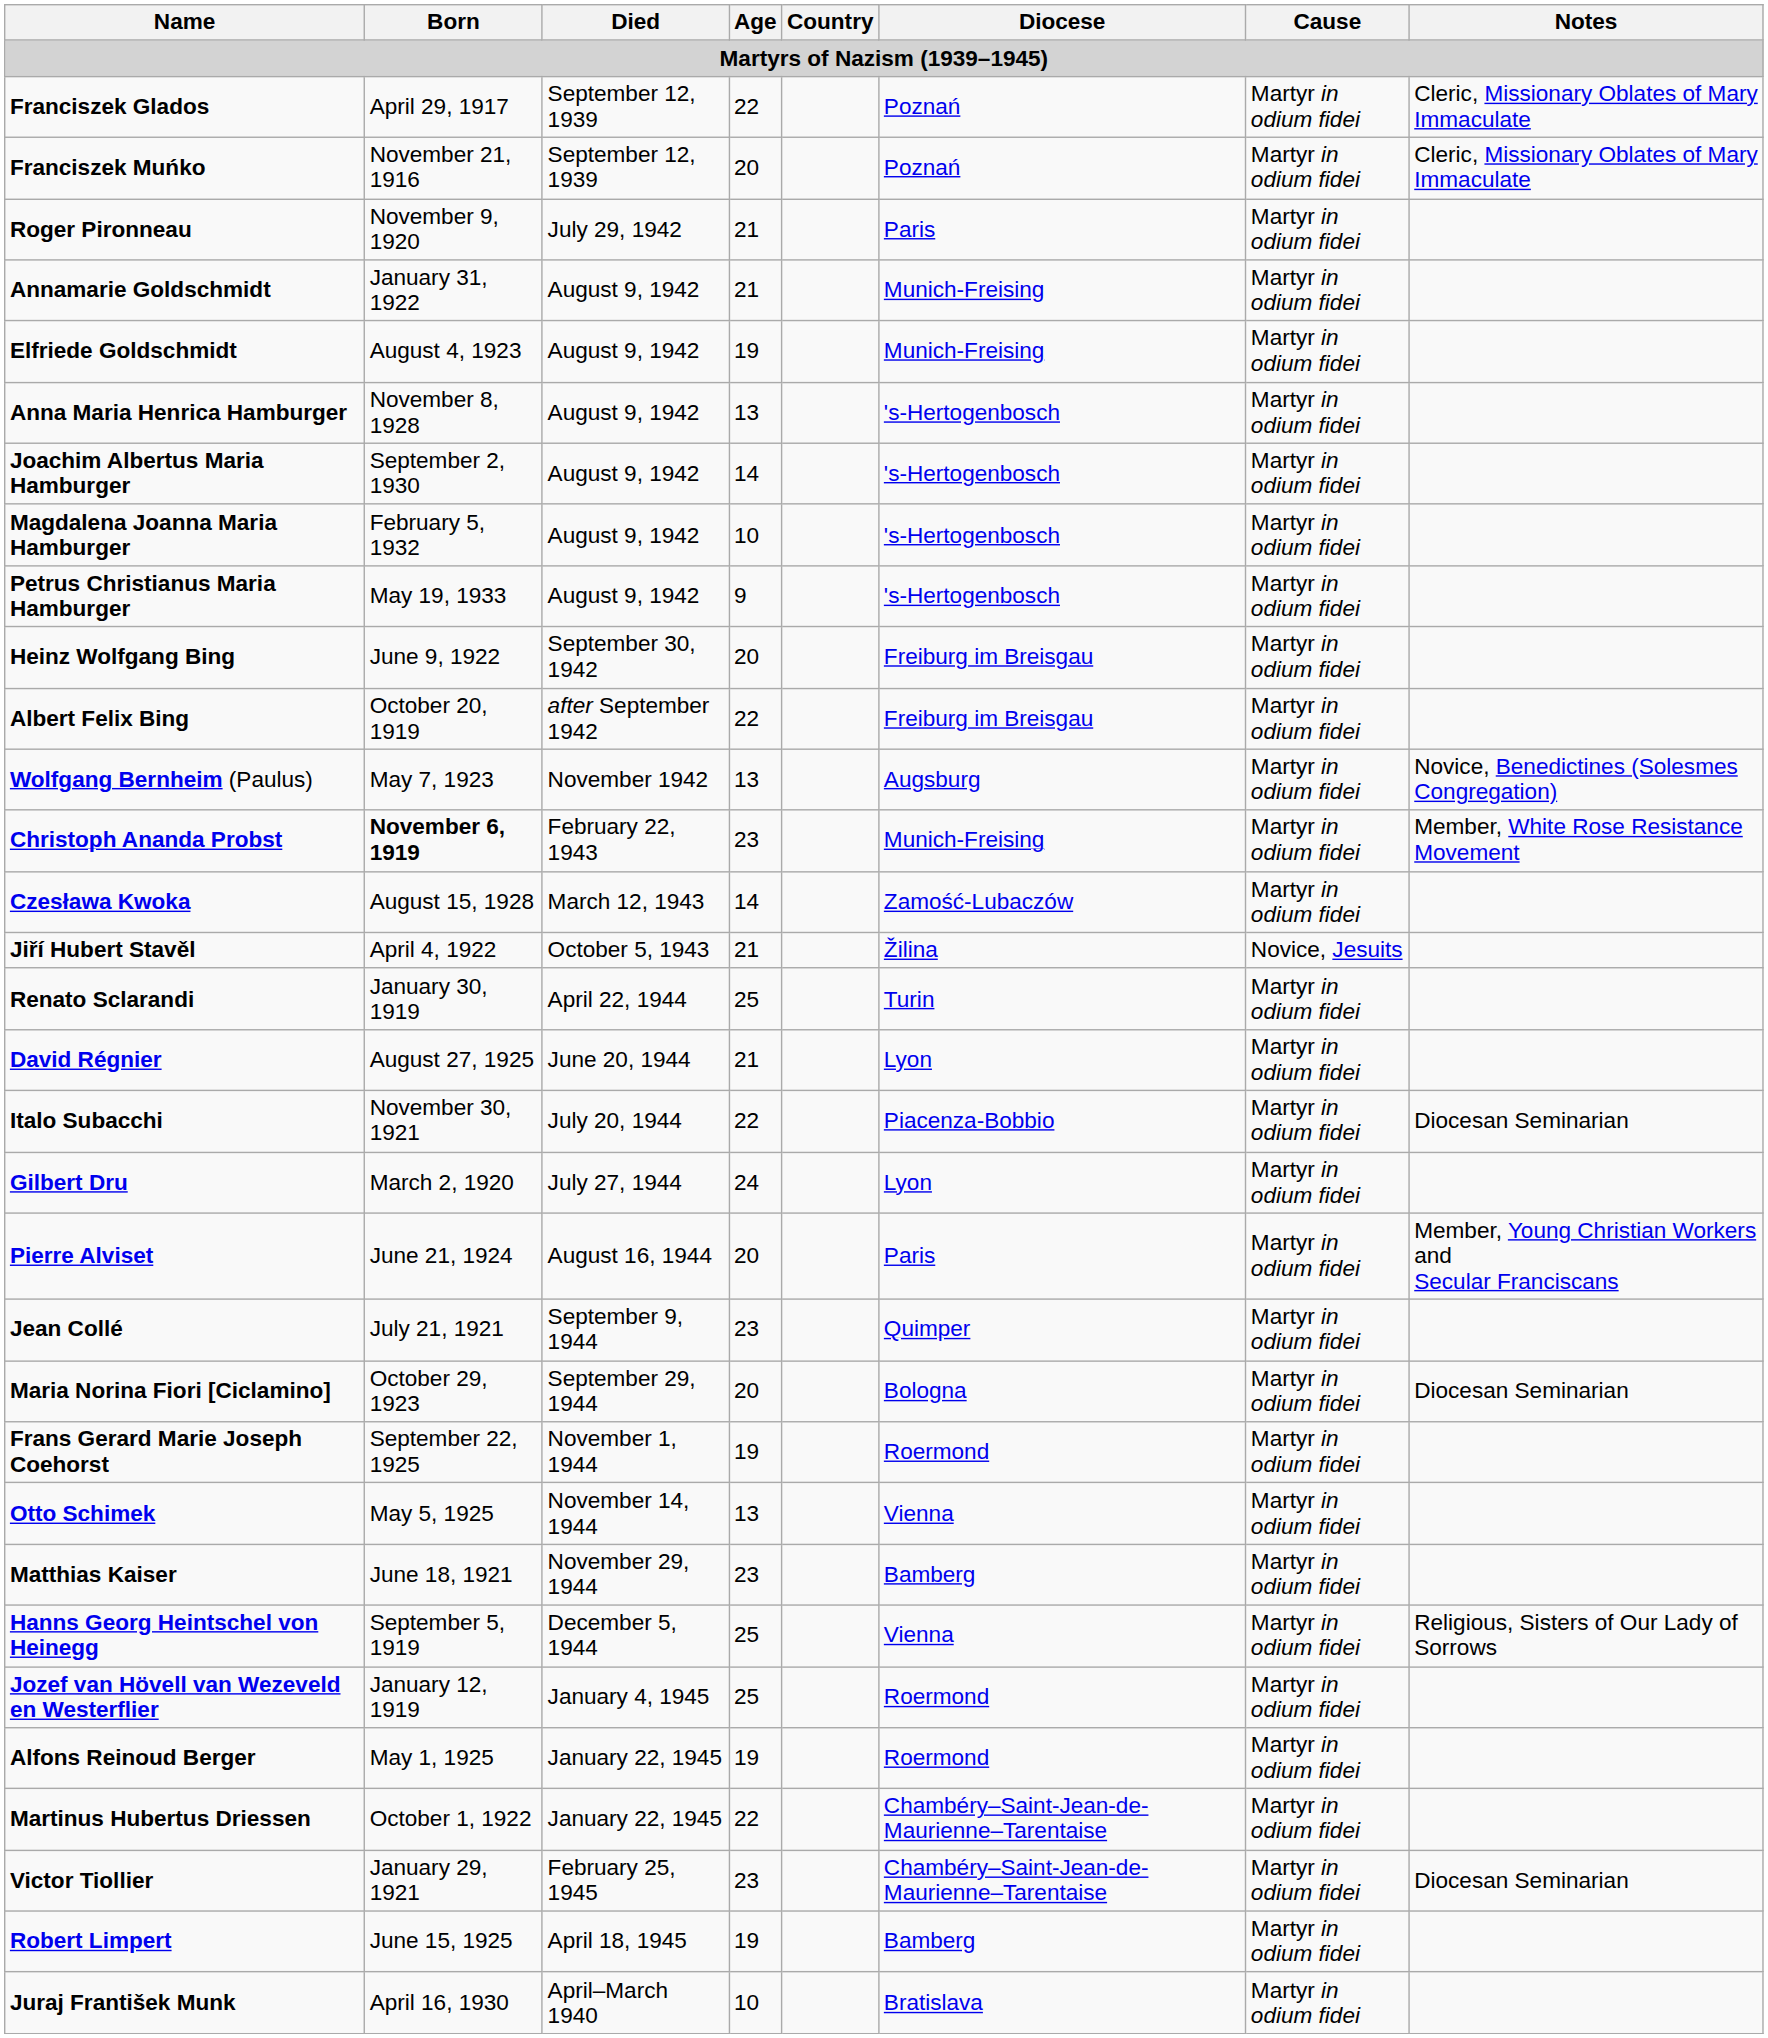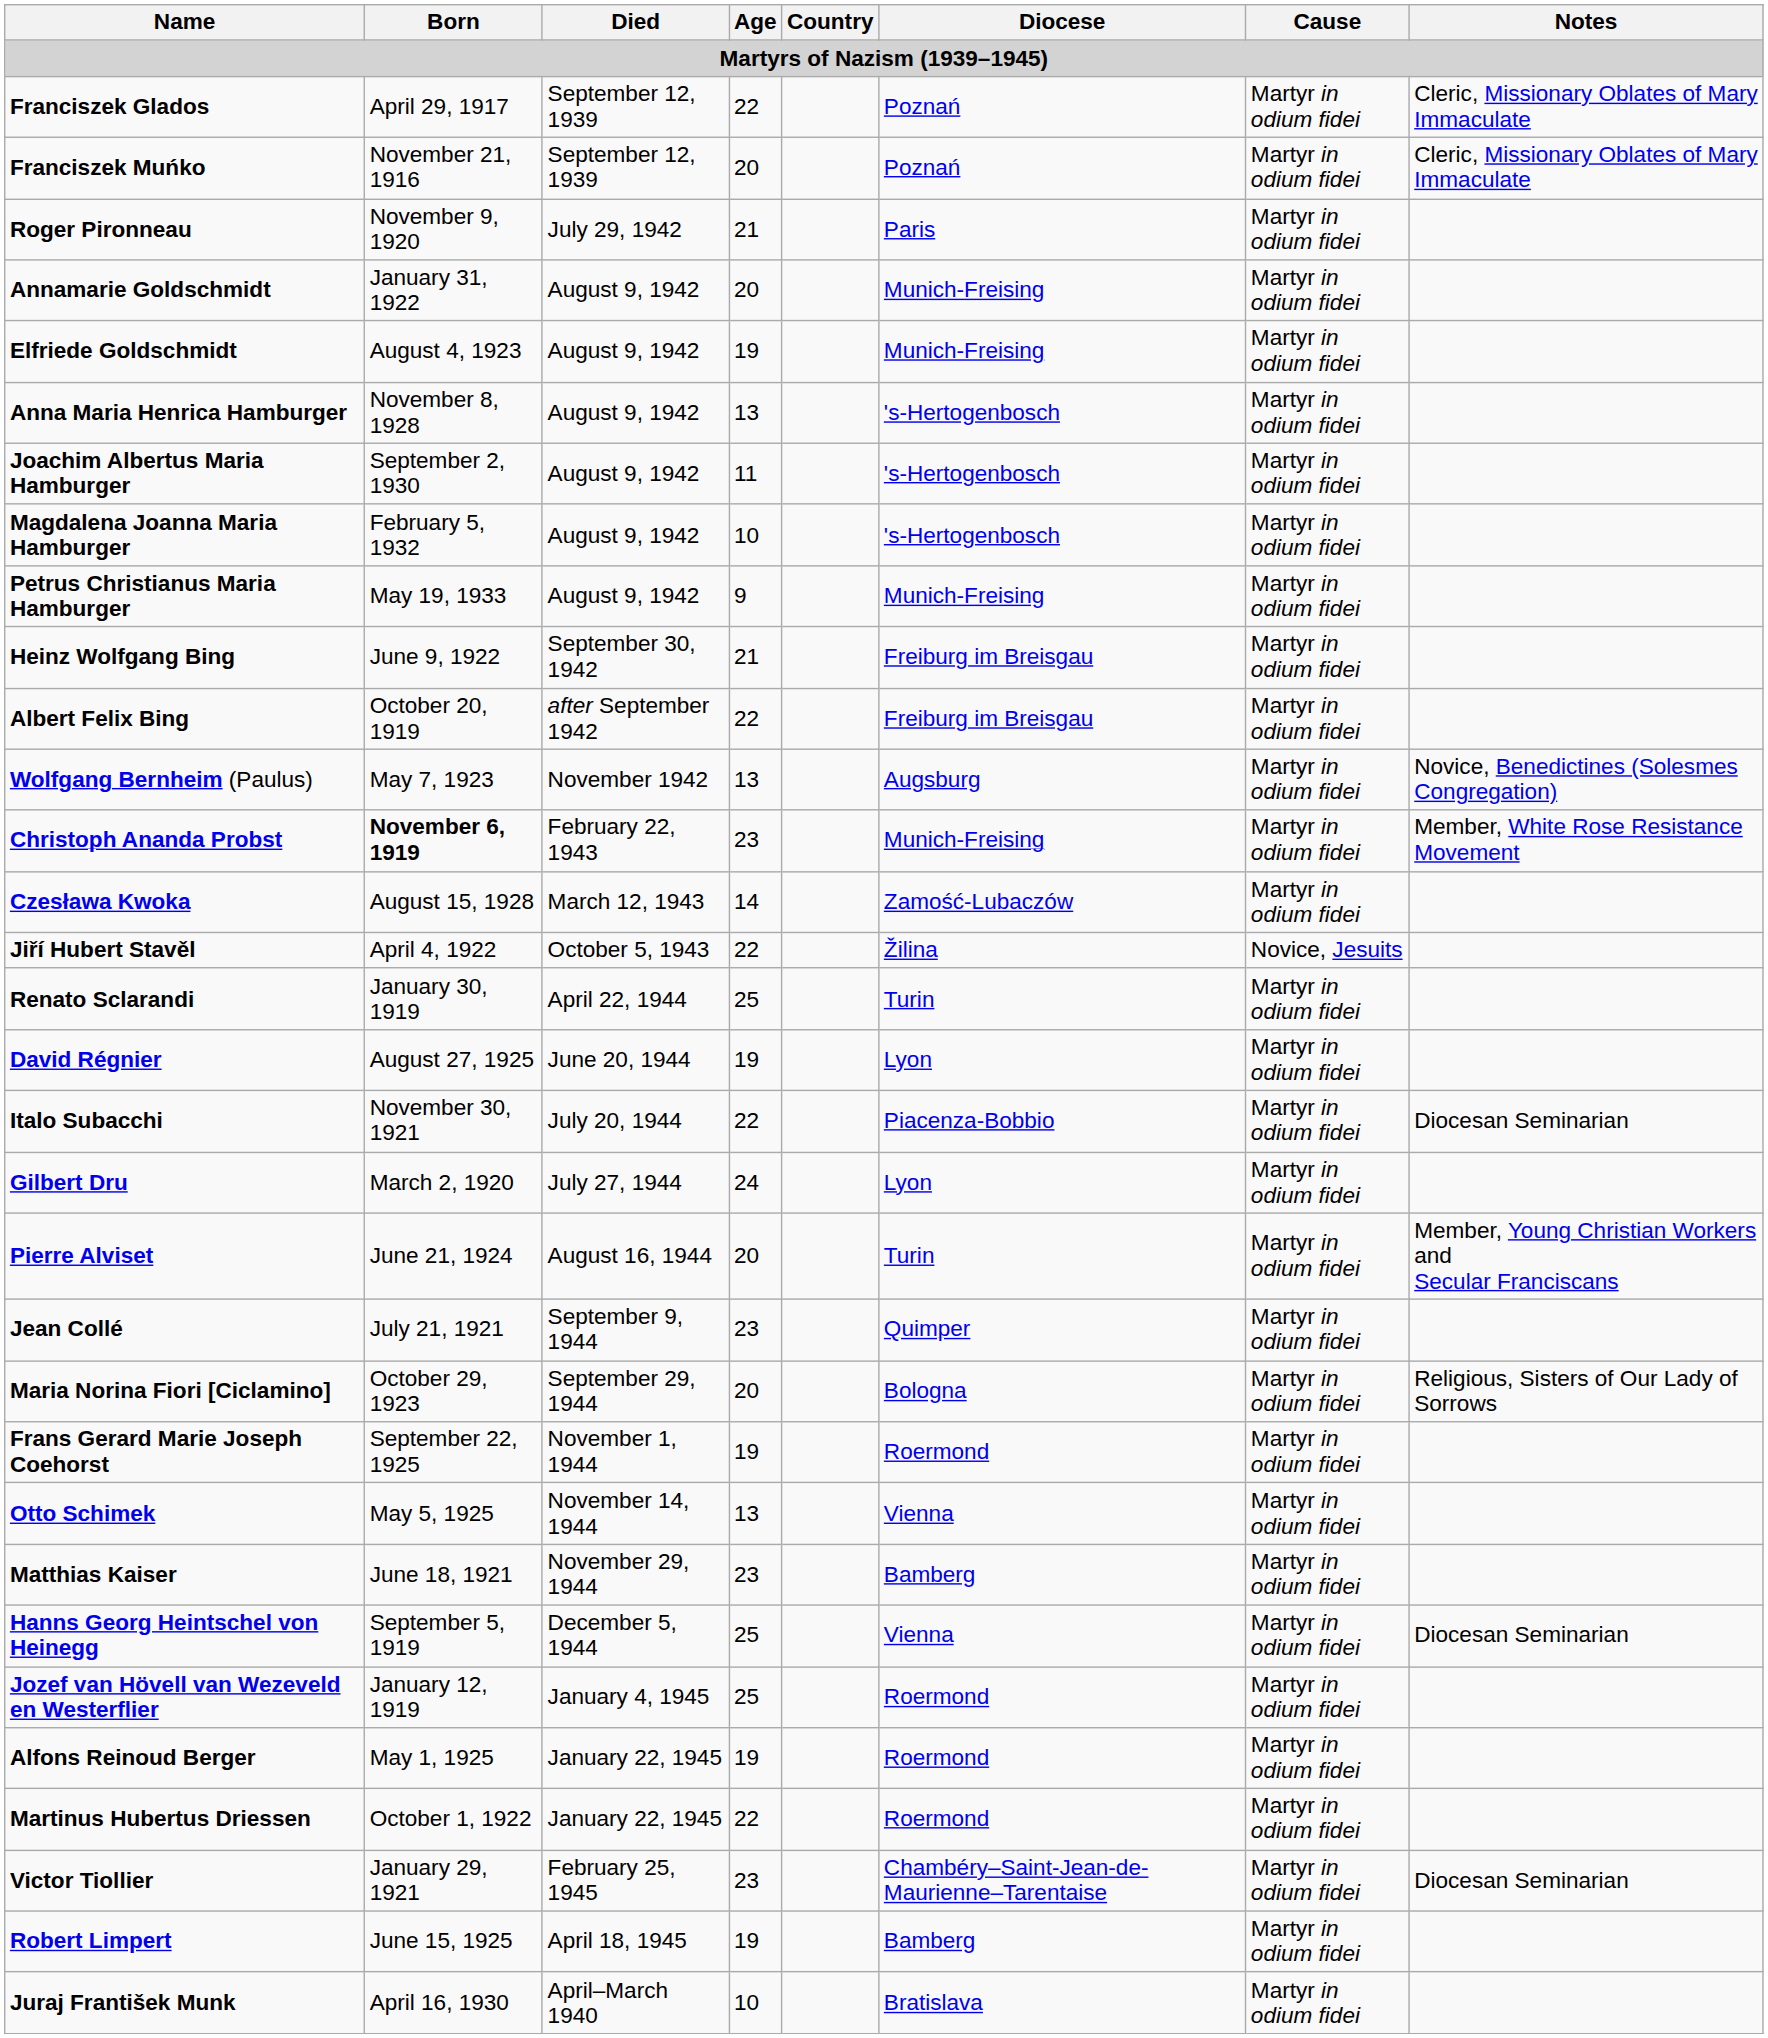(747, 290) 21 -> (747, 290) 20
(747, 473) 14 -> (746, 473) 11
(972, 595) 's-Hertogenbosch -> (964, 595) Munich-Freising
(747, 657) 20 -> (747, 657) 21
(747, 950) 21 -> (747, 950) 22
(747, 1059) 21 -> (747, 1059) 19
(910, 1255) Paris -> (909, 1255) Turin
(1521, 1390) Diocesan Seminarian -> (1576, 1390) Religious, Sisters of Our Lady of Sorrows
(1576, 1635) Religious, Sisters of Our Lady of Sorrows -> (1521, 1635) Diocesan Seminarian
(1016, 1819) Chambéry–Saint-Jean-de-Maurienne–Tarentaise -> (937, 1819) Roermond
